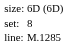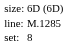rows swapped: (12, 23) <-> (14, 38)
